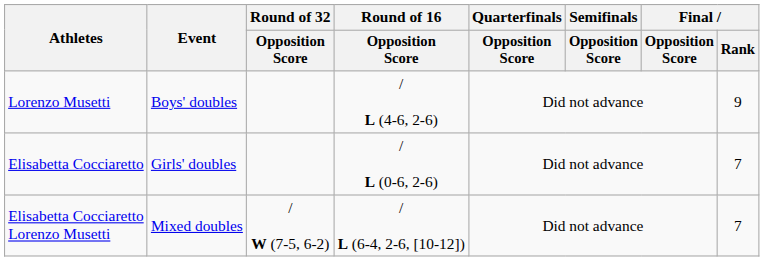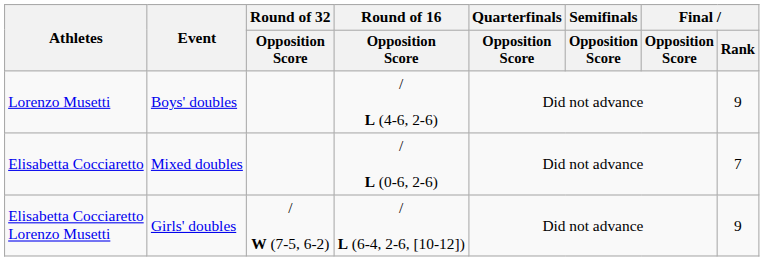(194, 164) Girls' doubles -> (197, 164) Mixed doubles
(197, 225) Mixed doubles -> (194, 225) Girls' doubles
(738, 225) 7 -> (738, 225) 9
